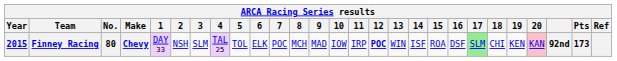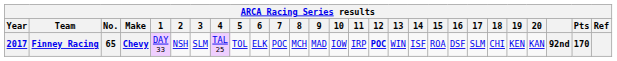(17, 44) 2015 -> (17, 44) 2017
(111, 44) 80 -> (111, 44) 65
(477, 44) lightgreen background -> (477, 44) no background
(537, 44) pink background -> (537, 44) no background
(582, 44) 173 -> (582, 44) 170
